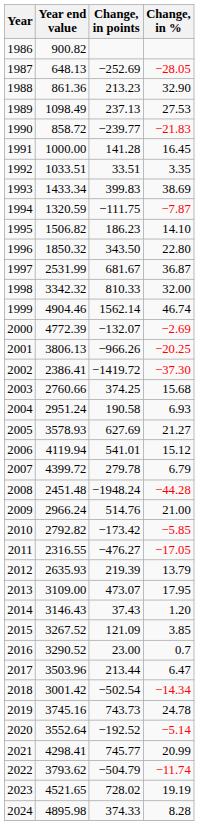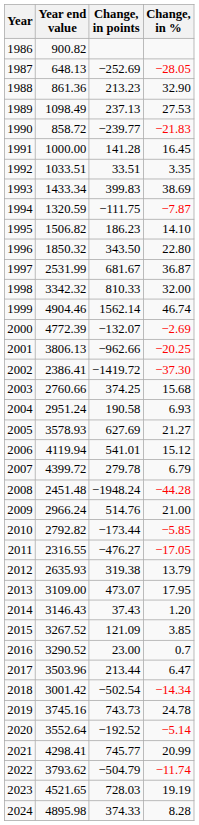(119, 349) −966.26 -> (119, 349) −962.66
(119, 529) −173.42 -> (119, 529) −173.44
(123, 569) 219.39 -> (123, 569) 319.38
(123, 790) 728.02 -> (123, 790) 728.03
